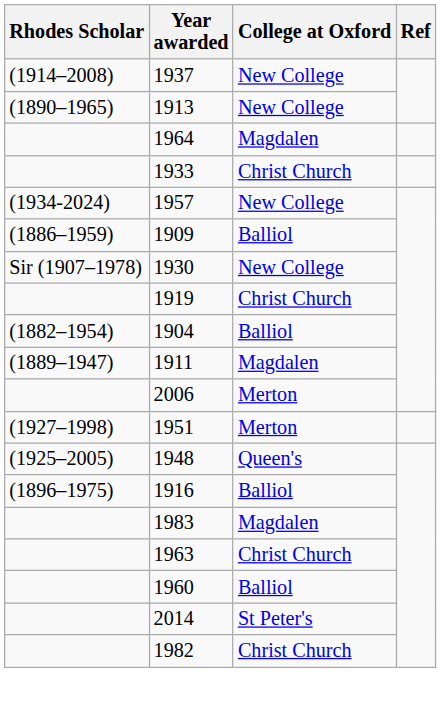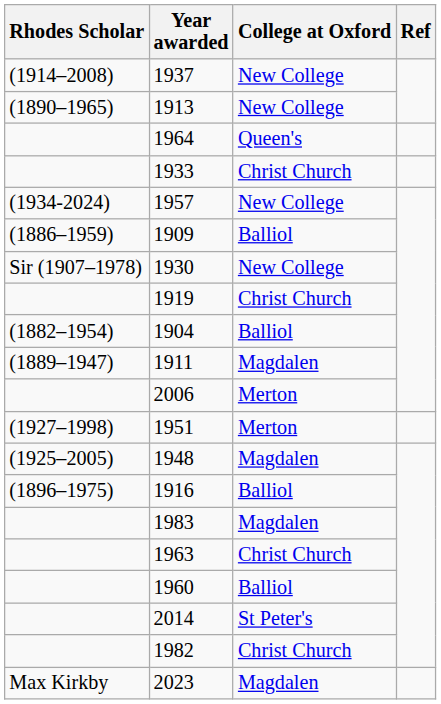(278, 139) Magdalen -> (270, 139) Queen's
(270, 458) Queen's -> (278, 458) Magdalen
+ row: (174, 682)
